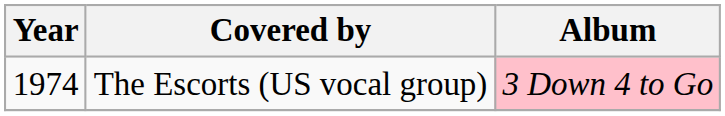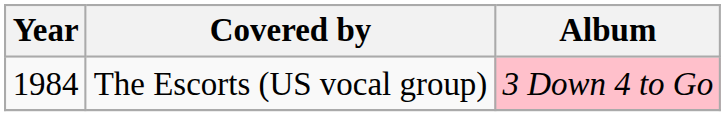(46, 82) 1974 -> (46, 82) 1984
